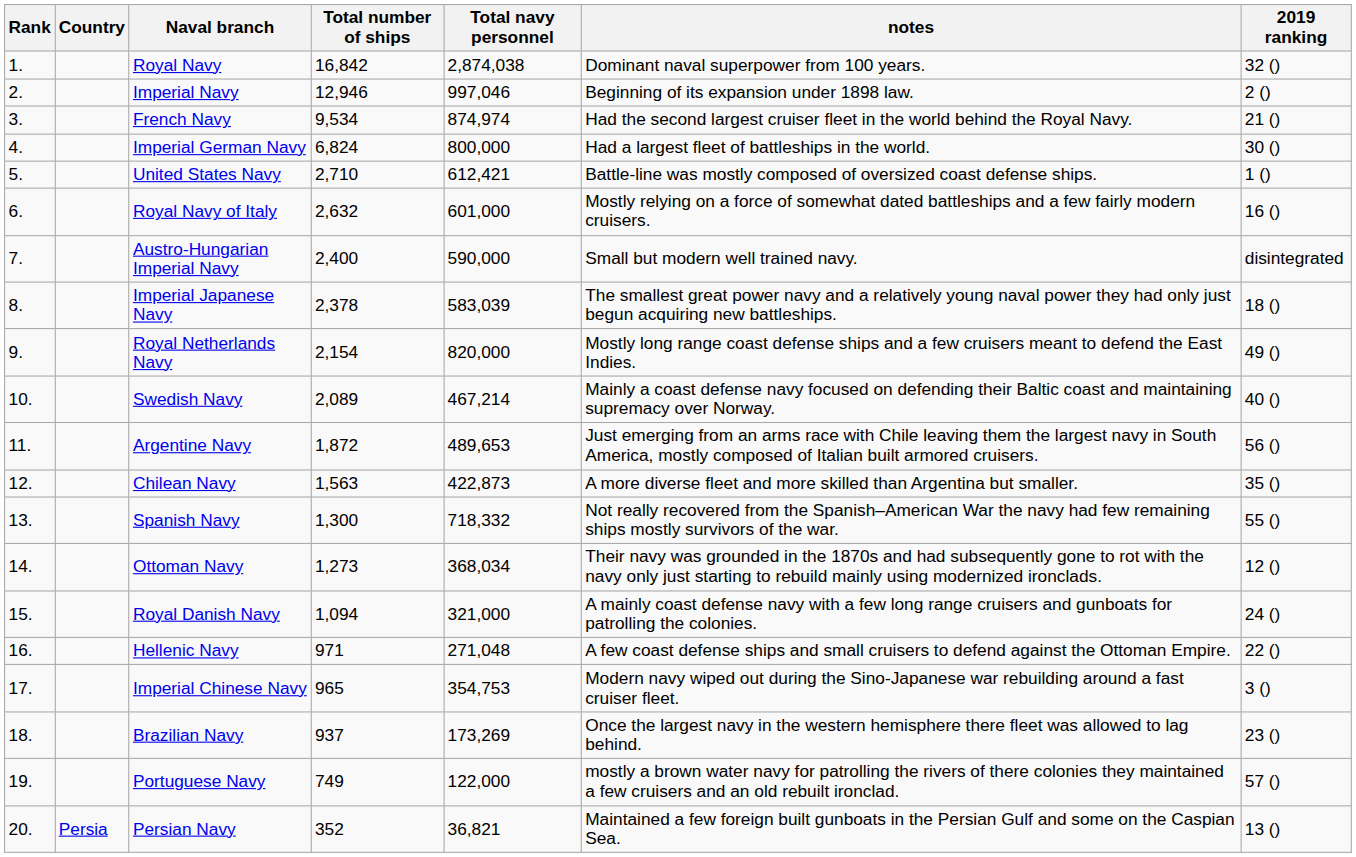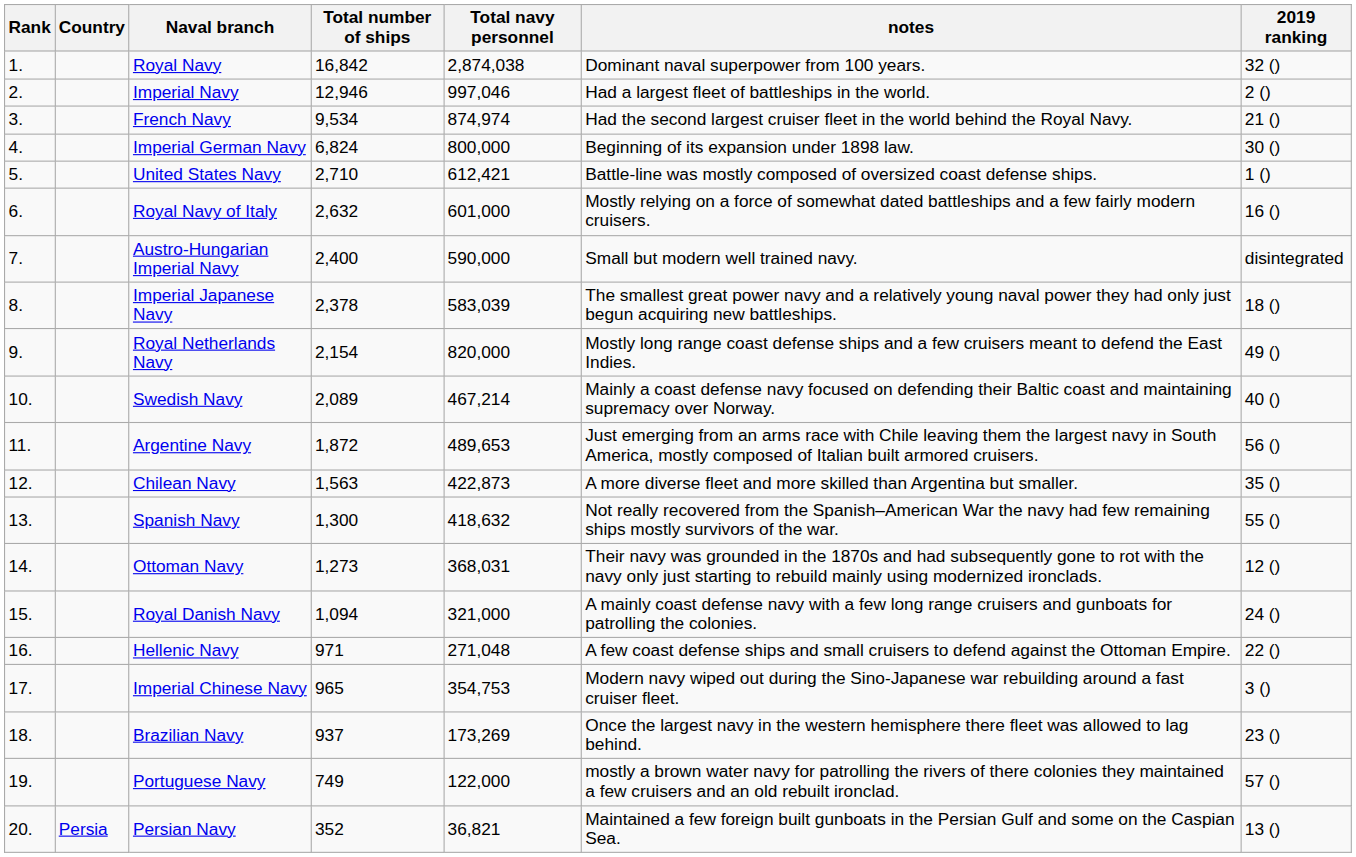(750, 92) Beginning of its expansion under 1898 law. -> (758, 92) Had a largest fleet of battleships in the world.
(758, 147) Had a largest fleet of battleships in the world. -> (750, 147) Beginning of its expansion under 1898 law.
(479, 520) 718,332 -> (479, 520) 418,632
(479, 567) 368,034 -> (479, 567) 368,031
